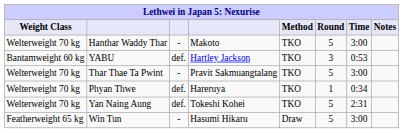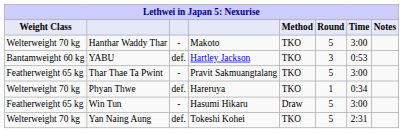(43, 73) Welterweight 70 kg -> (45, 73) Featherweight 65 kg
rows swapped: (120, 104) <-> (105, 119)
